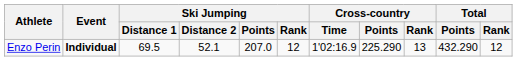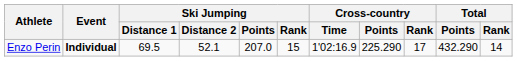(293, 48) 12 -> (293, 48) 15
(420, 48) 13 -> (420, 48) 17
(496, 48) 12 -> (496, 48) 14
